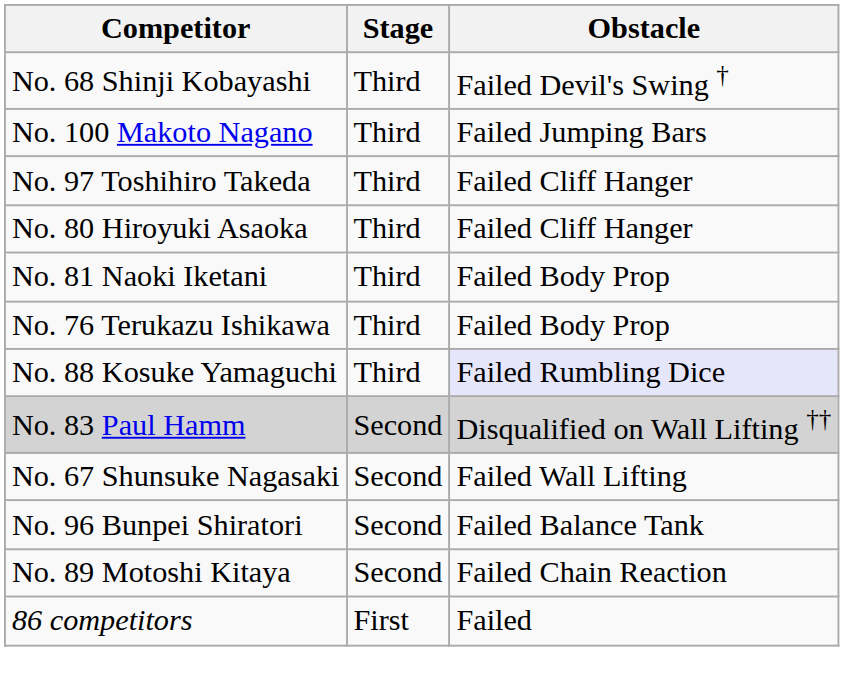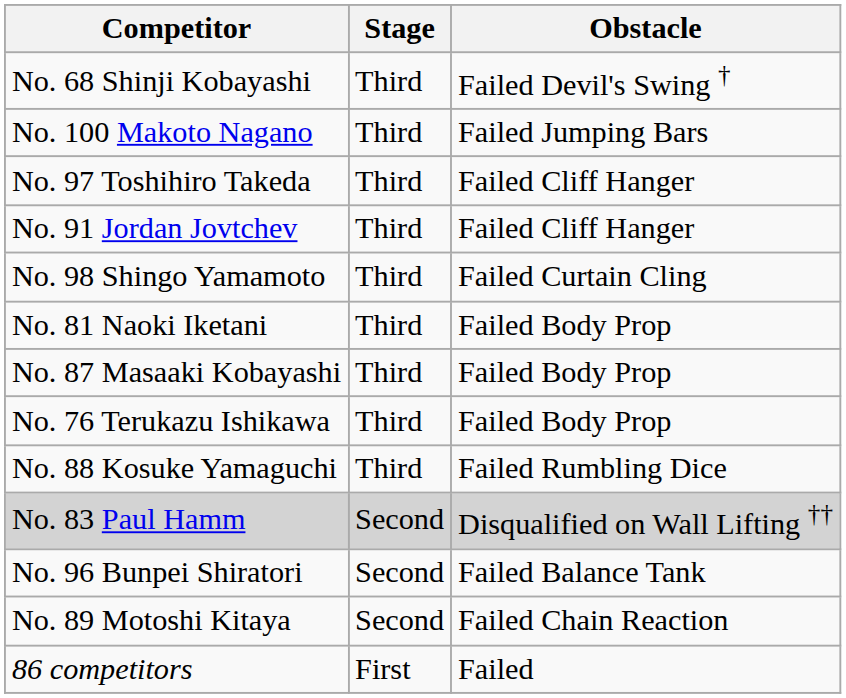+ row: (155, 228)
- row: (160, 228)
+ row: (169, 276)
+ row: (177, 372)
(591, 372) lavender background -> (592, 468) no background
- row: (176, 476)
